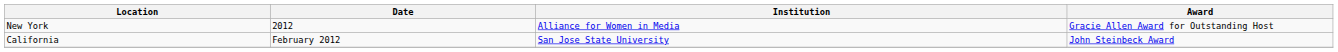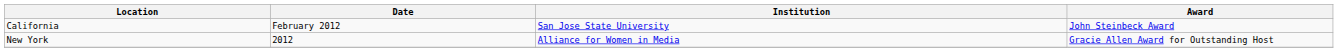rows swapped: (33, 40) <-> (27, 26)
